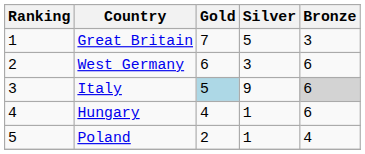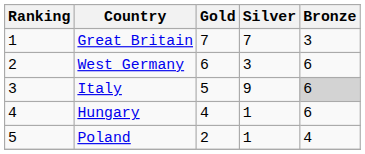(247, 41) 5 -> (247, 41) 7
(205, 89) lightblue background -> (205, 89) no background
